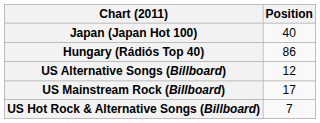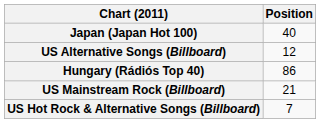rows swapped: (134, 52) <-> (134, 71)
(289, 90) 17 -> (289, 90) 21
